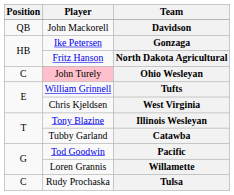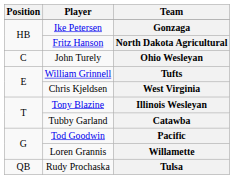- row: (172, 27)
(78, 74) pink background -> (78, 58) no background
(23, 182) C -> (23, 167) QB
